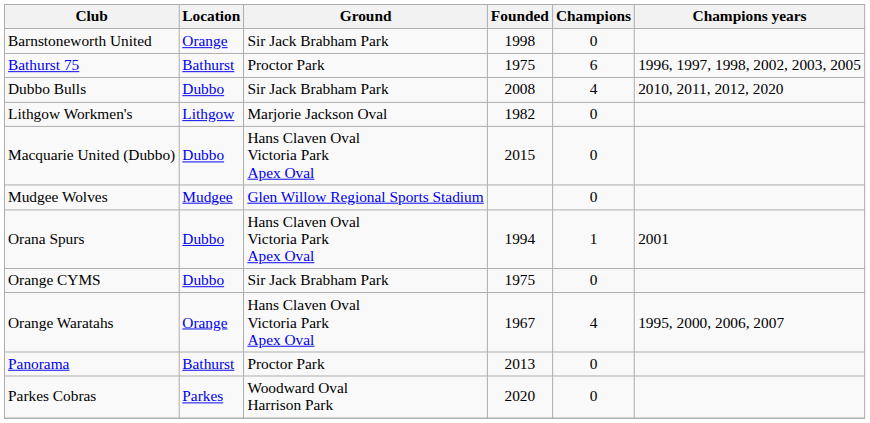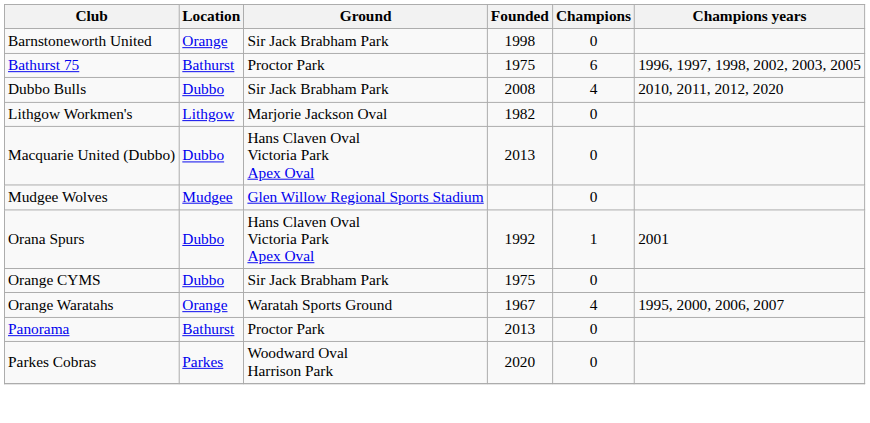(520, 155) 2015 -> (520, 155) 2013
(520, 239) 1994 -> (520, 239) 1992
(304, 322) Hans Claven Oval Victoria Park Apex Oval -> (320, 305) Waratah Sports Ground
